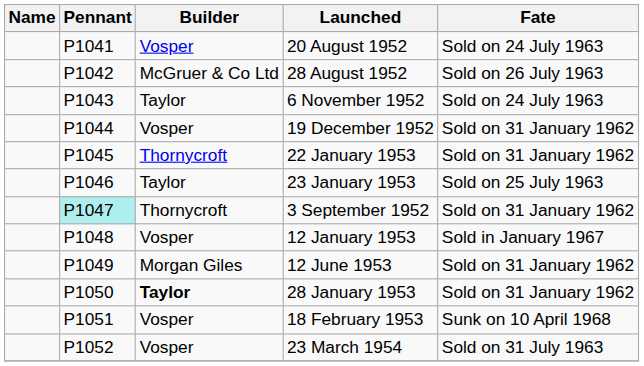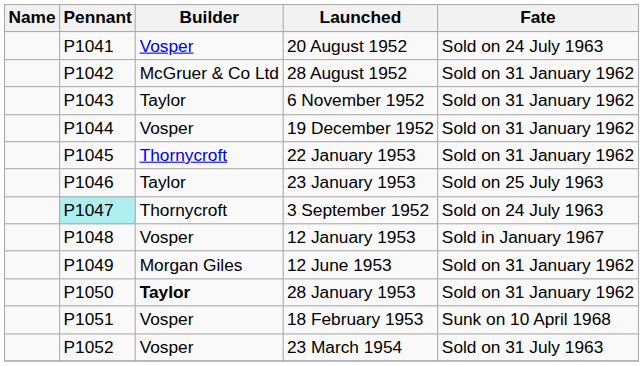(523, 73) Sold on 26 July 1963 -> (538, 73) Sold on 31 January 1962
(523, 100) Sold on 24 July 1963 -> (538, 100) Sold on 31 January 1962
(538, 210) Sold on 31 January 1962 -> (523, 210) Sold on 24 July 1963
